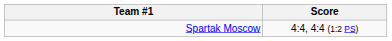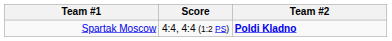+ column: (310, 12)
